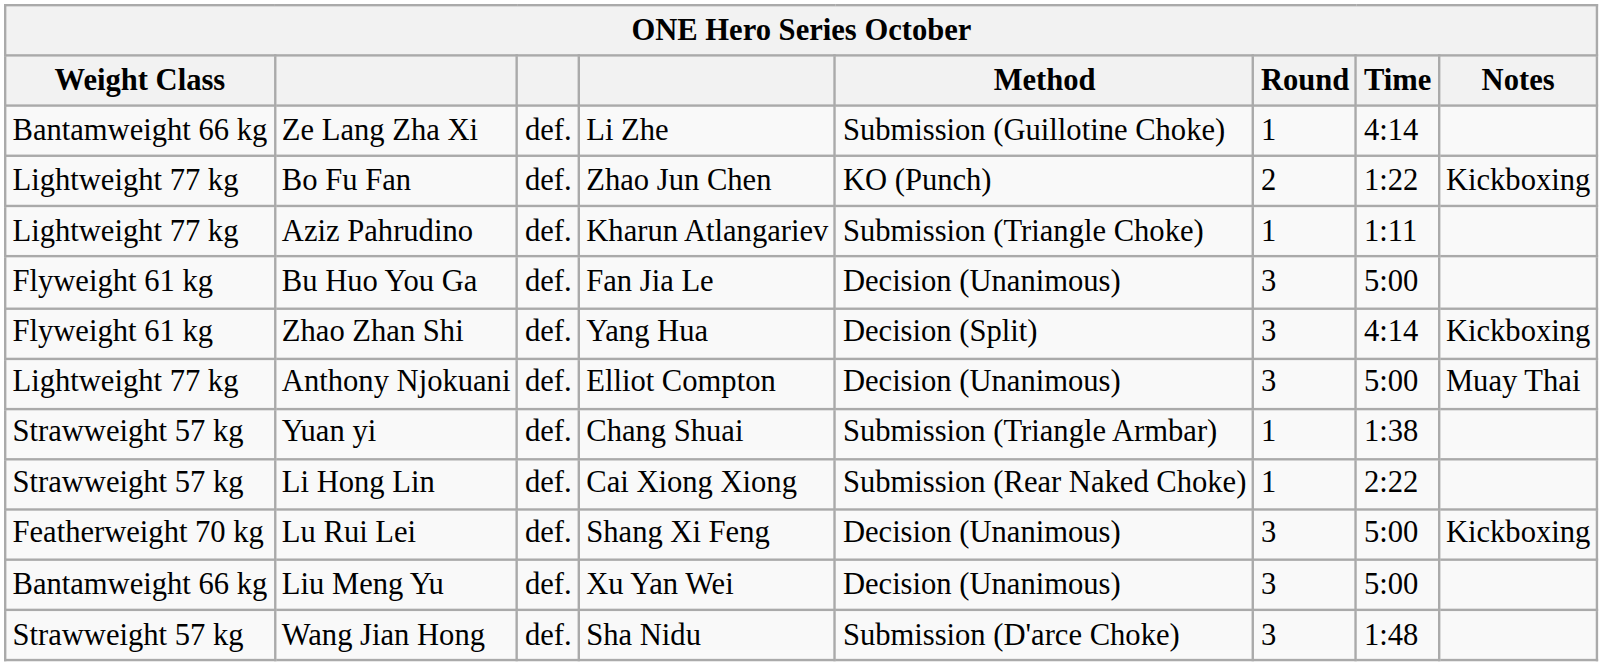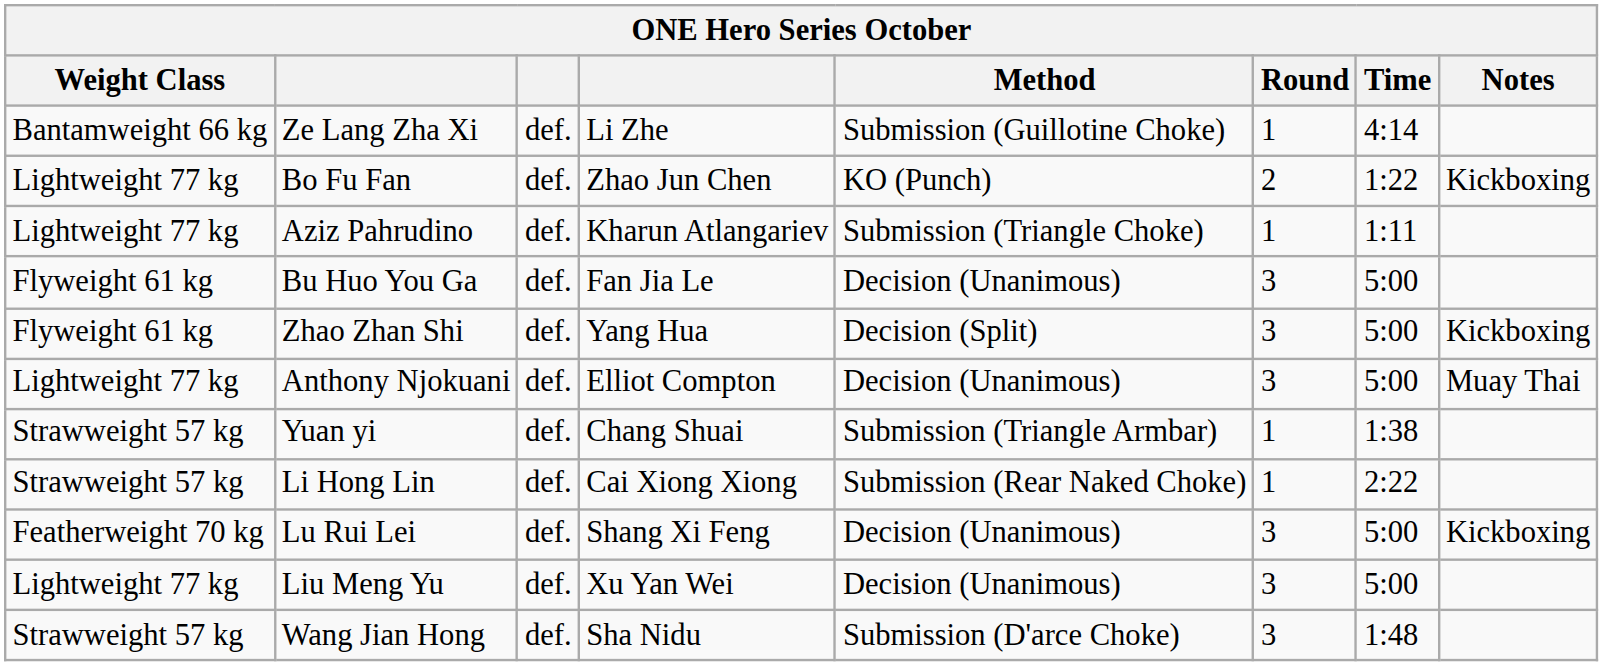(1391, 331) 4:14 -> (1391, 331) 5:00
(140, 584) Bantamweight 66 kg -> (125, 584) Lightweight 77 kg
